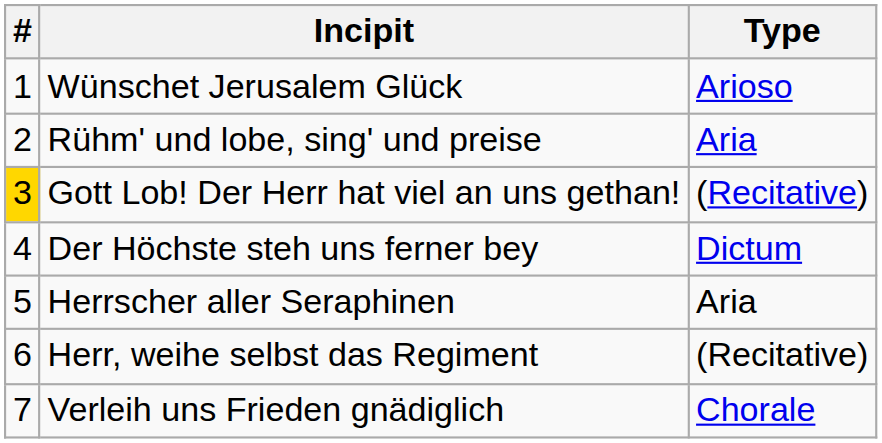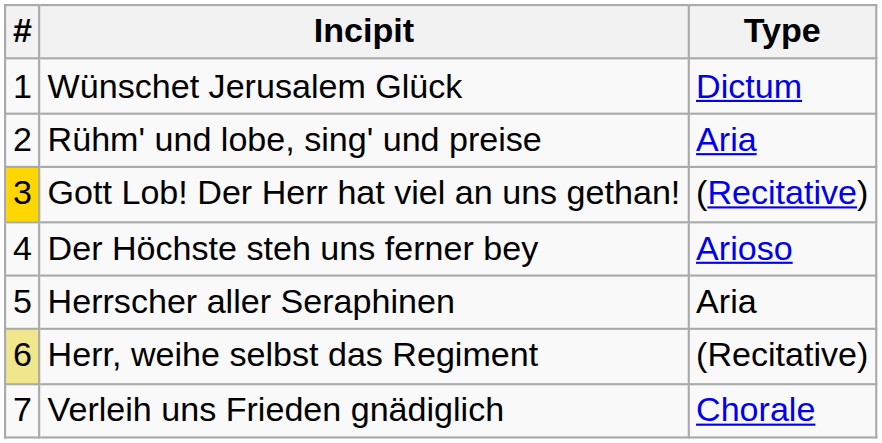(744, 85) Arioso -> (749, 85) Dictum
(749, 247) Dictum -> (744, 247) Arioso
(22, 355) no background -> (22, 355) khaki background
